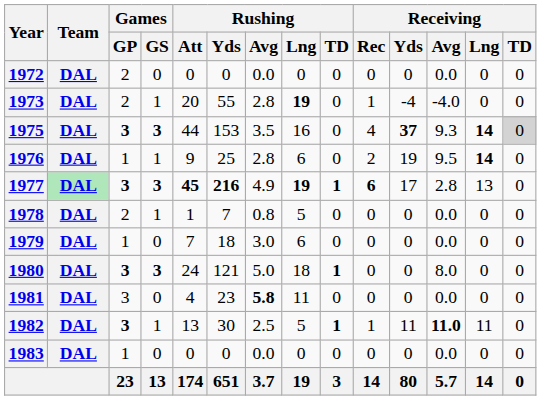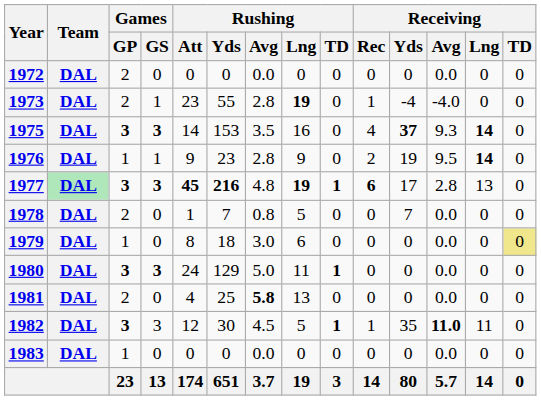(190, 102) 20 -> (190, 102) 23
(190, 130) 44 -> (190, 130) 14
(520, 130) lightgrey background -> (520, 130) no background
(226, 158) 25 -> (226, 158) 23
(301, 158) 6 -> (301, 158) 9
(263, 185) 4.9 -> (263, 185) 4.8
(157, 213) 1 -> (157, 213) 0
(408, 213) 0 -> (408, 213) 7
(190, 241) 7 -> (190, 241) 8
(520, 241) no background -> (520, 241) khaki background
(226, 269) 121 -> (226, 269) 129
(301, 269) 18 -> (301, 269) 11
(446, 269) 8.0 -> (446, 269) 0.0
(125, 297) 3 -> (125, 297) 2
(226, 297) 23 -> (226, 297) 25
(301, 297) 11 -> (301, 297) 13
(157, 325) 1 -> (157, 325) 3
(190, 325) 13 -> (190, 325) 12
(263, 325) 2.5 -> (263, 325) 4.5
(408, 325) 11 -> (408, 325) 35
